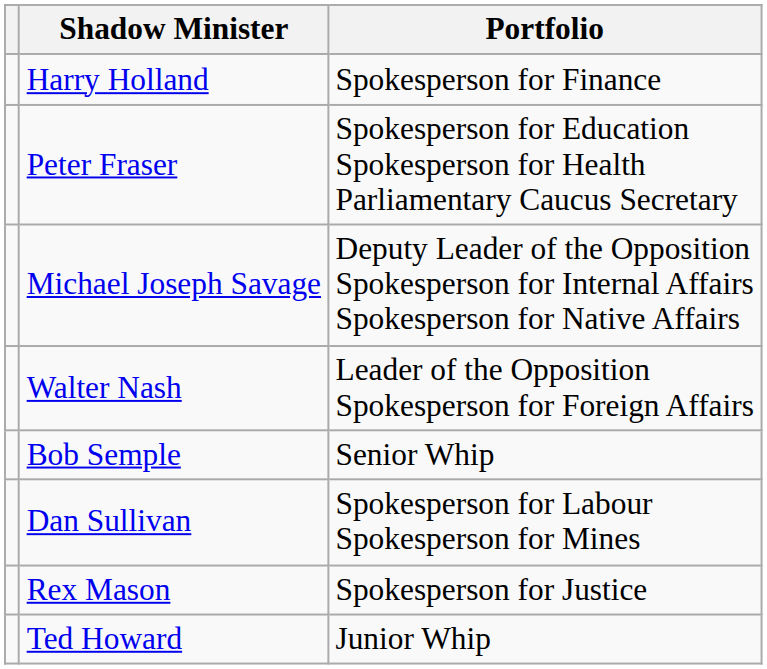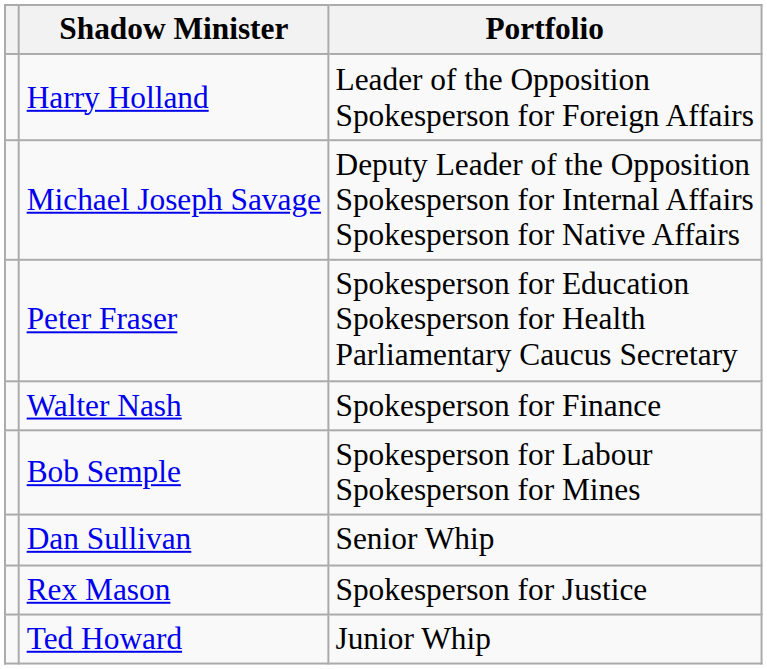(498, 79) Spokesperson for Finance -> (545, 96) Leader of the Opposition Spokesperson for Foreign Affairs
rows swapped: (174, 284) <-> (102, 164)
(545, 387) Leader of the Opposition Spokesperson for Foreign Affairs -> (498, 404) Spokesperson for Finance
(415, 454) Senior Whip -> (494, 472) Spokesperson for Labour Spokesperson for Mines
(494, 521) Spokesperson for Labour Spokesperson for Mines -> (415, 539) Senior Whip
